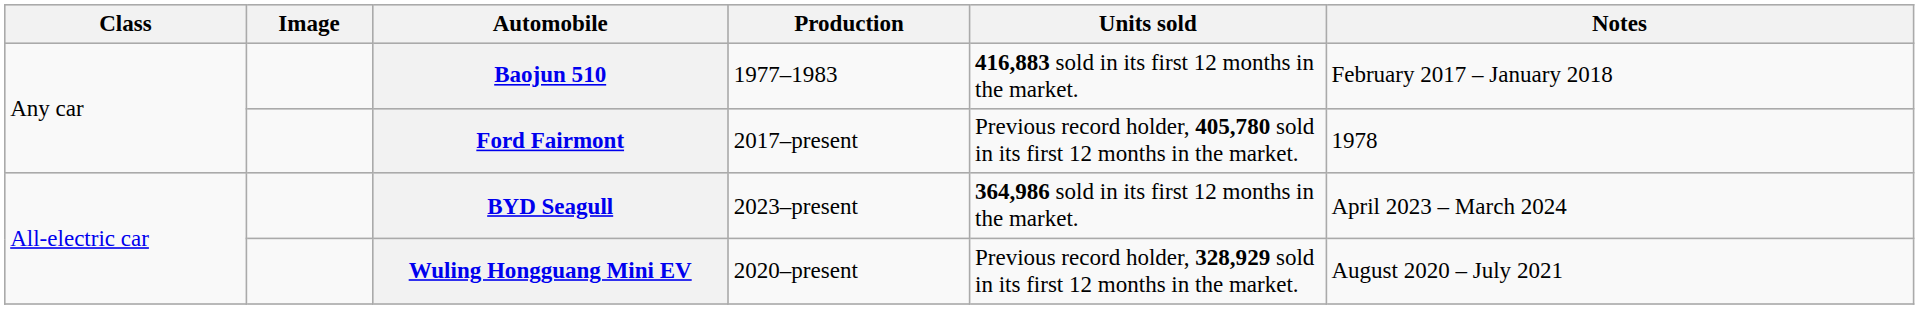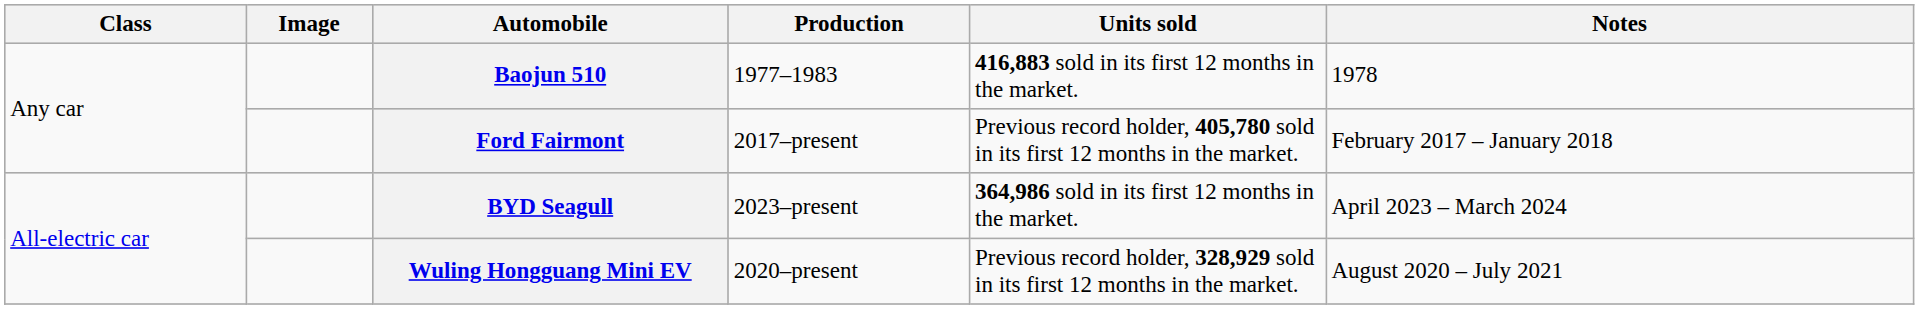(1472, 75) February 2017 – January 2018 -> (1354, 75) 1978
(1354, 140) 1978 -> (1472, 140) February 2017 – January 2018
